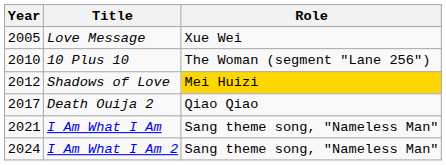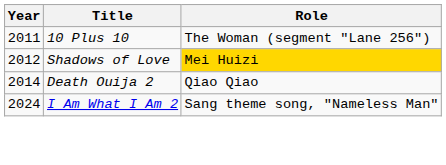- row: (96, 38)
(24, 60) 2010 -> (24, 38) 2011
(24, 105) 2017 -> (24, 82) 2014
- row: (104, 127)
